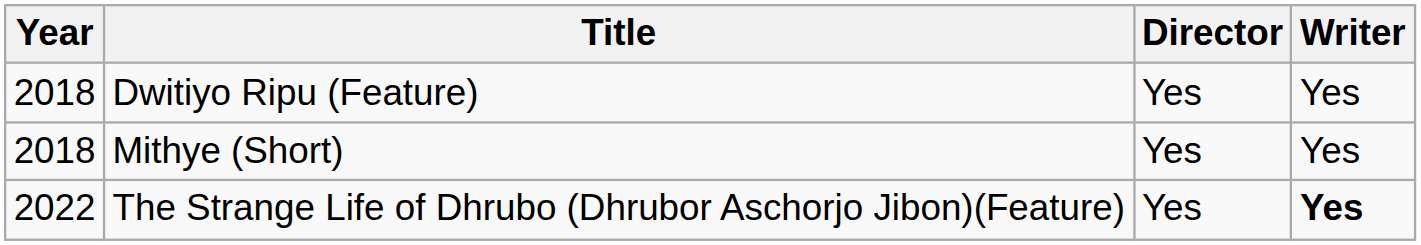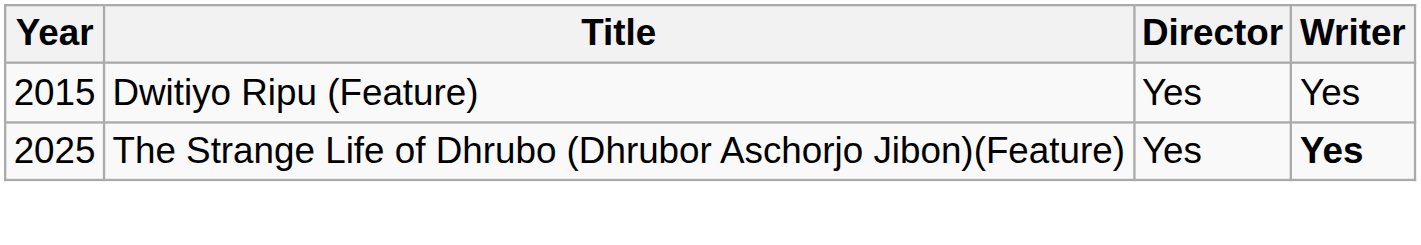(55, 92) 2018 -> (55, 92) 2015
- row: (228, 150)
(55, 208) 2022 -> (55, 150) 2025
